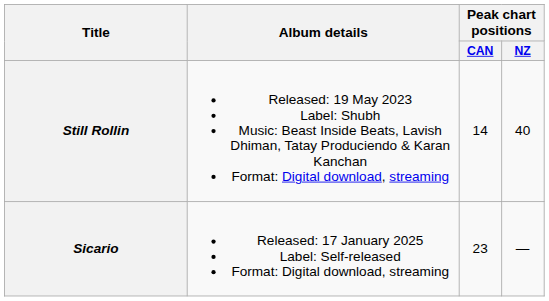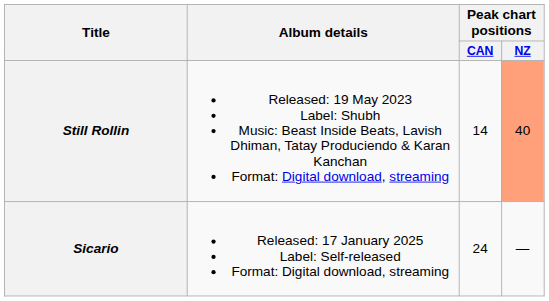(523, 130) no background -> (523, 130) lightsalmon background
(480, 248) 23 -> (480, 248) 24
